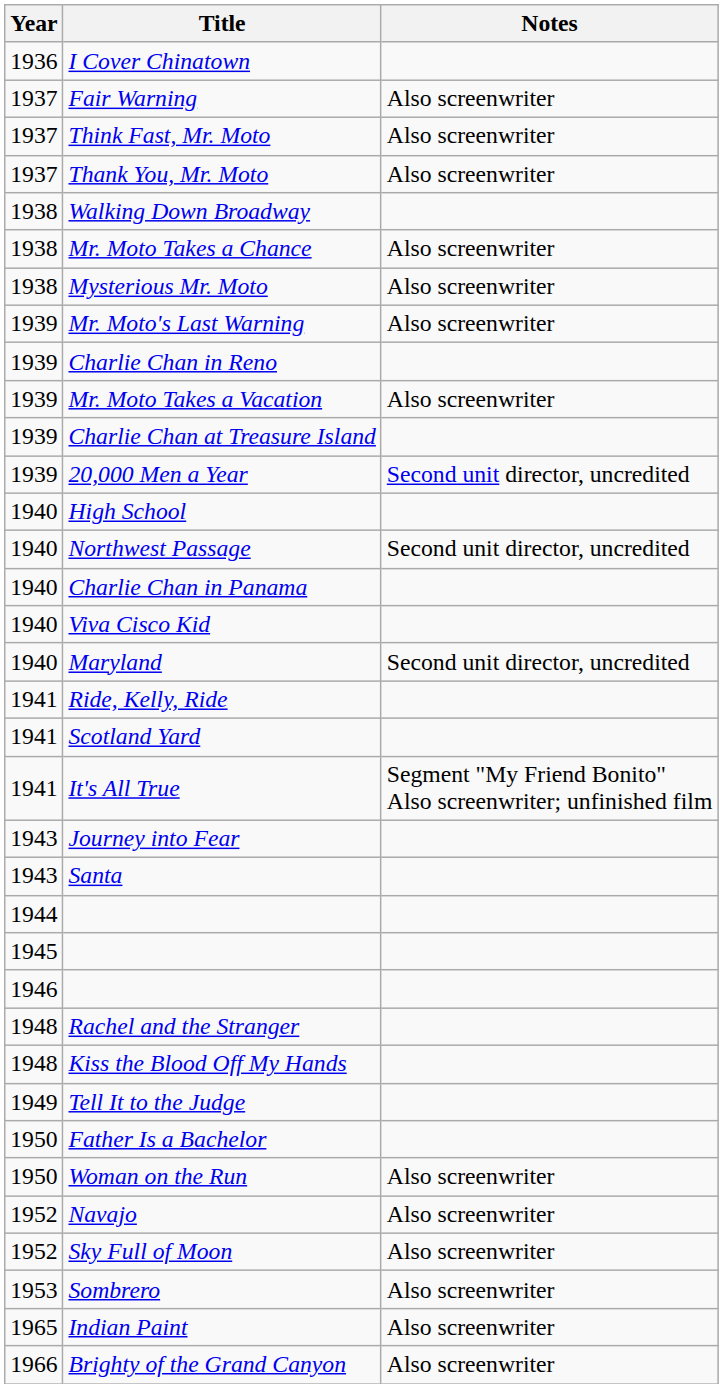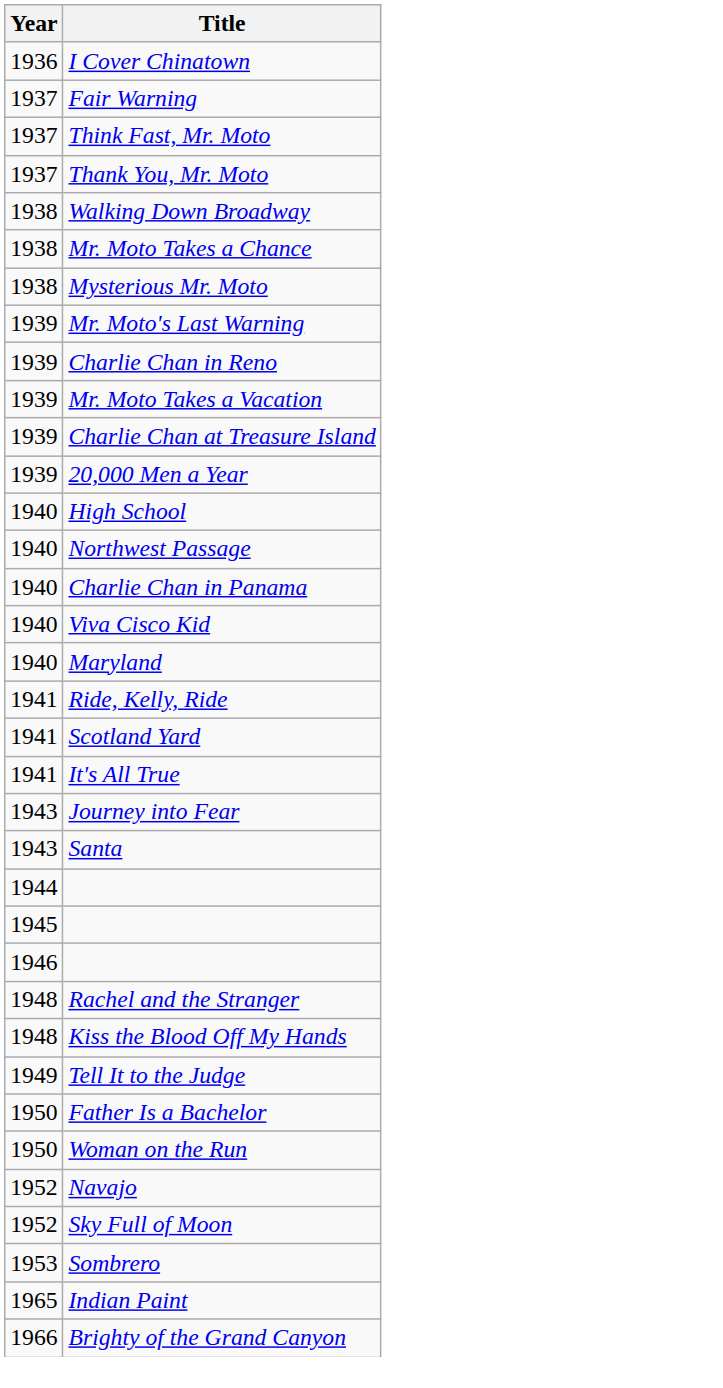- column: (550, 23)
